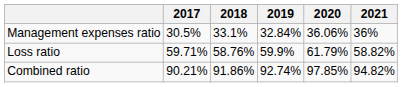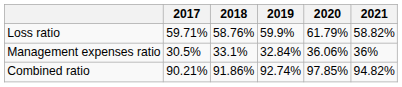rows swapped: (34, 52) <-> (84, 33)
